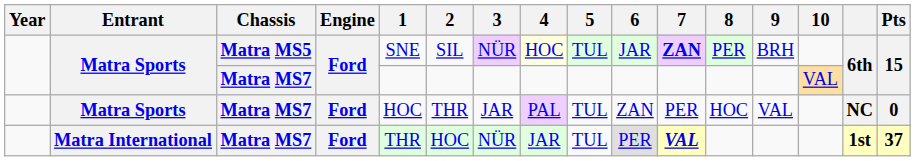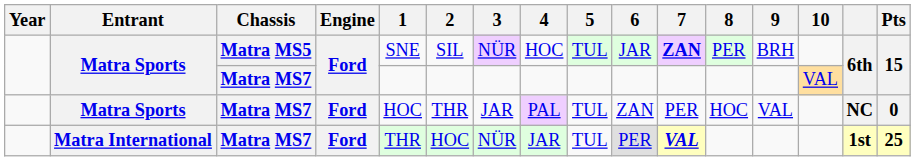(544, 50) lightyellow background -> (544, 50) no background
(894, 140) 37 -> (894, 140) 25
